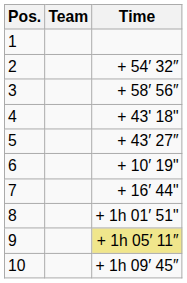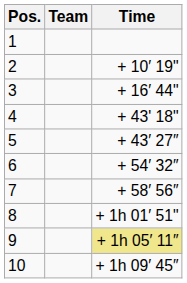(148, 66) + 54′ 32″ -> (148, 66) + 10′ 19"
(148, 91) + 58′ 56″ -> (148, 91) + 16′ 44"
(148, 166) + 10′ 19" -> (148, 166) + 54′ 32″
(148, 191) + 16′ 44" -> (148, 191) + 58′ 56″
